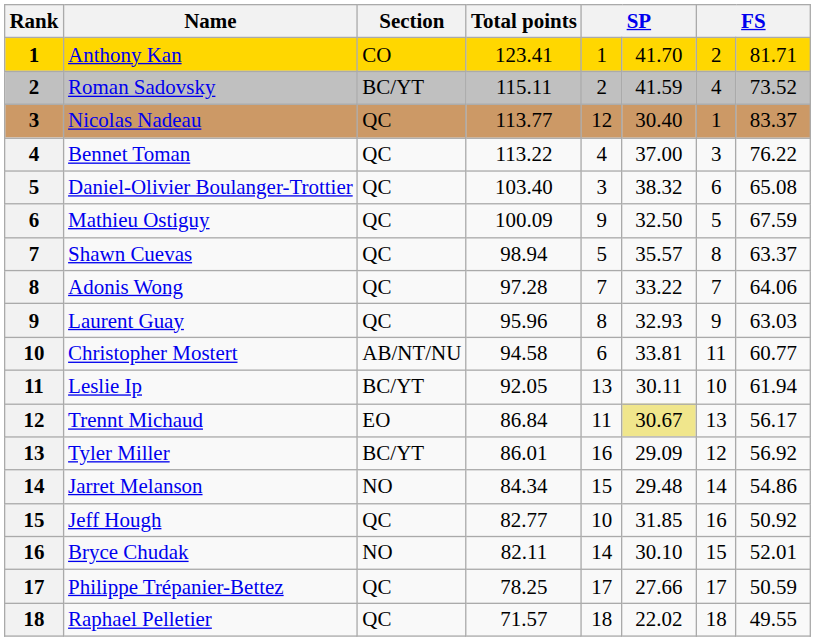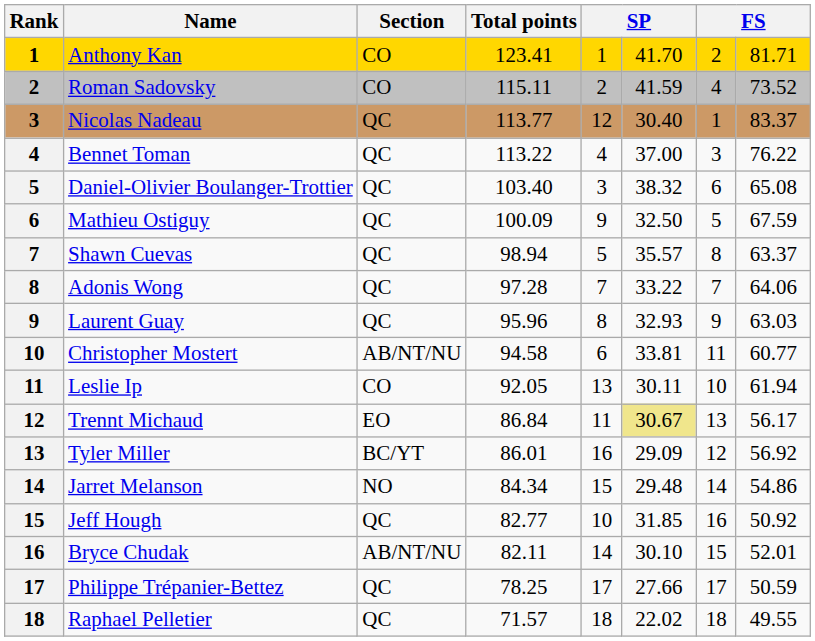(393, 87) BC/YT -> (377, 87) CO
(393, 386) BC/YT -> (377, 386) CO
(378, 552) NO -> (412, 552) AB/NT/NU
